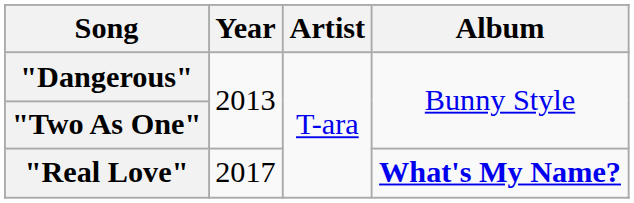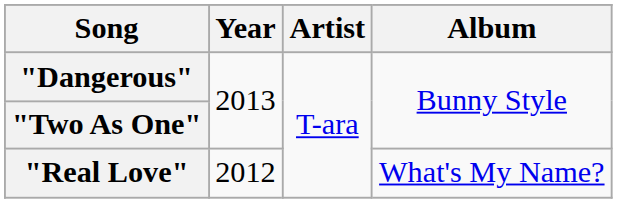(245, 172) 2017 -> (245, 172) 2012
(500, 172) bold -> (492, 172) normal
